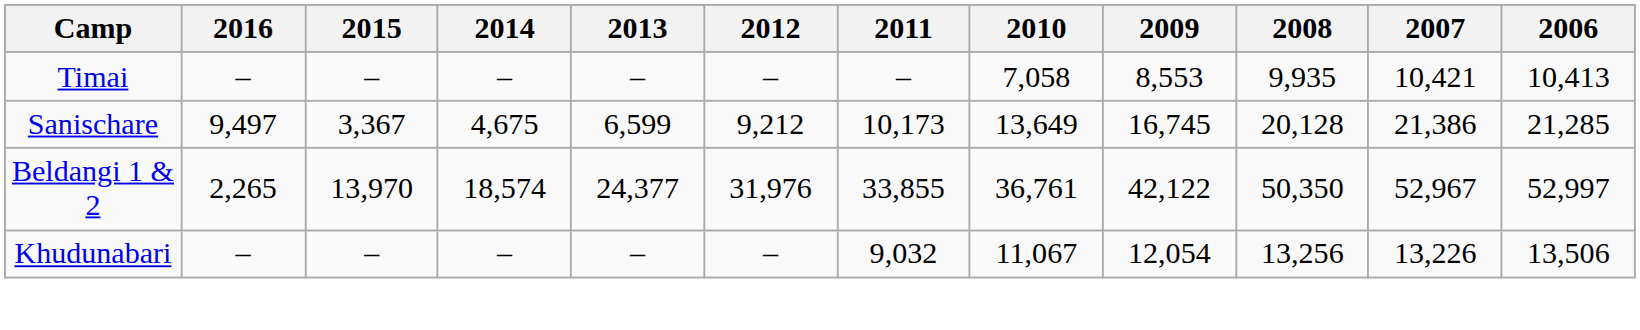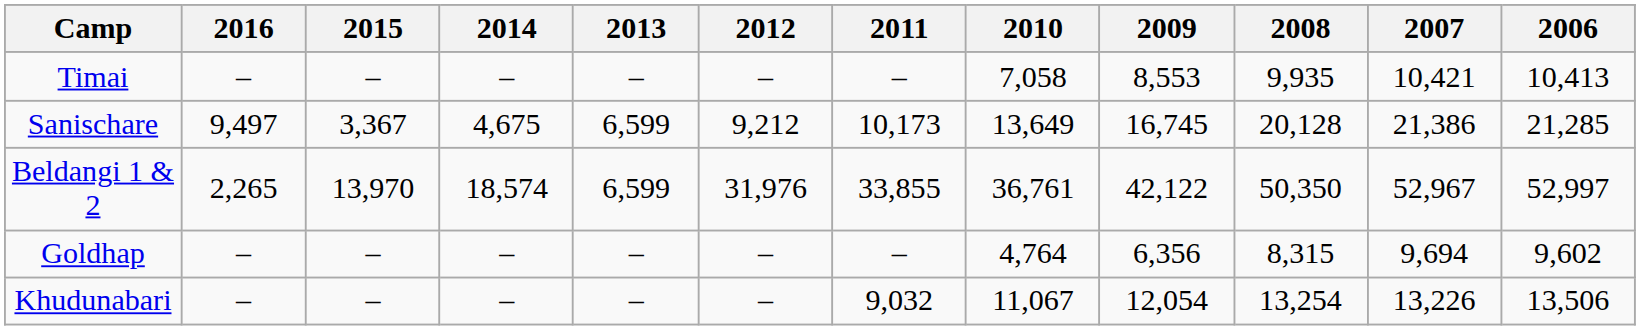(638, 188) 24,377 -> (636, 188) 6,599
+ row: (93, 253)
(1302, 253) 13,256 -> (1300, 300) 13,254
